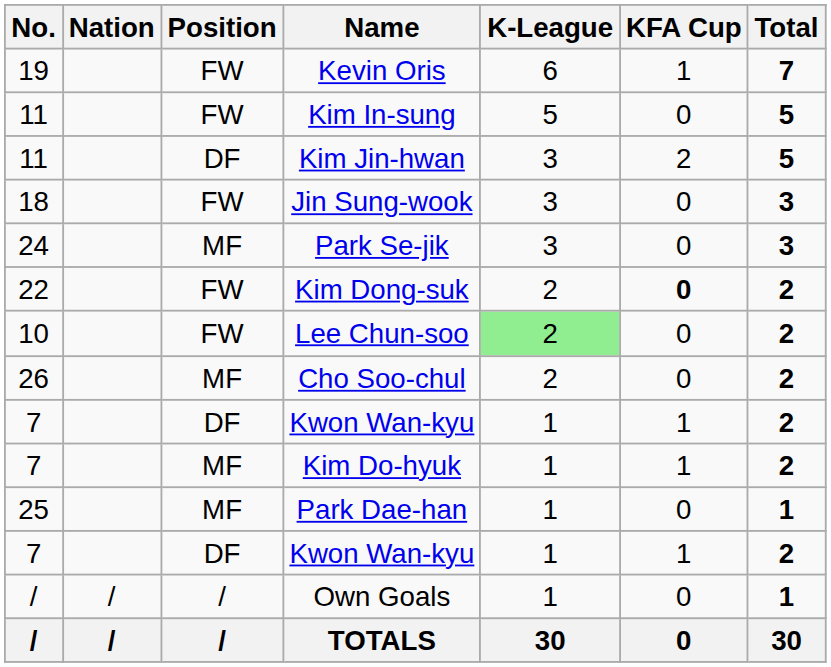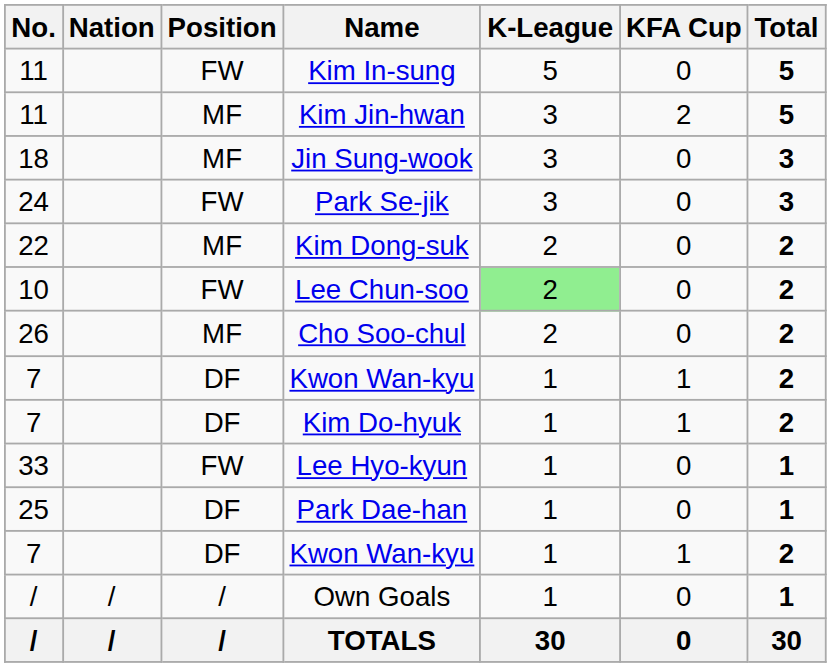- row: (34, 71)
(222, 158) DF -> (222, 115) MF
(222, 202) FW -> (222, 158) MF
(222, 246) MF -> (222, 202) FW
(222, 290) FW -> (222, 246) MF
(684, 290) bold -> (684, 246) normal
(222, 465) MF -> (222, 421) DF
+ row: (34, 465)
(222, 509) MF -> (222, 509) DF
